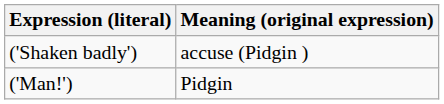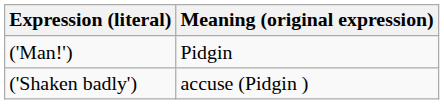rows swapped: (73, 51) <-> (41, 83)
